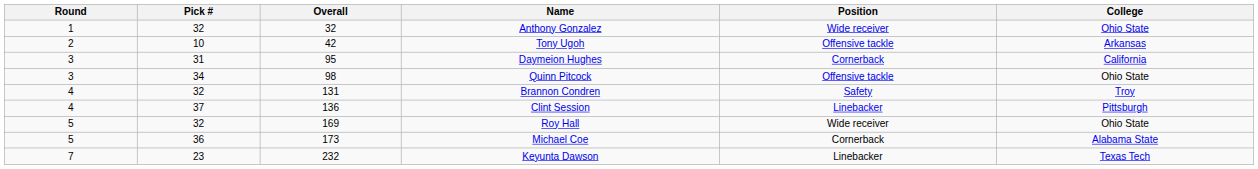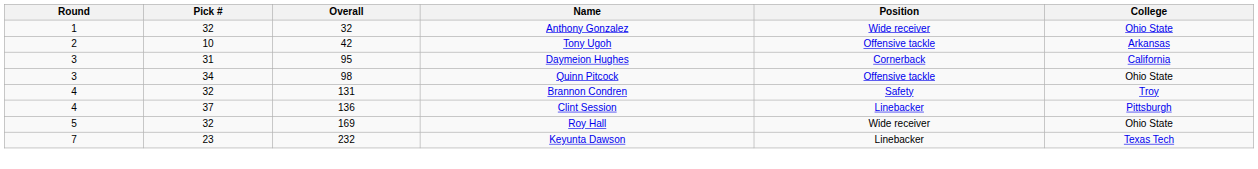- row: (560, 140)
